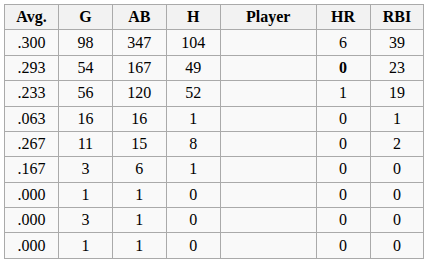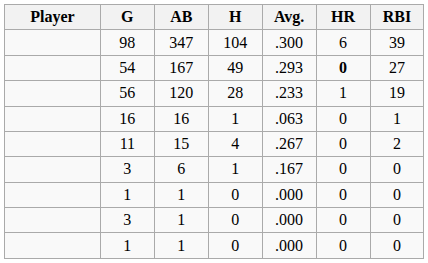columns swapped: (268, 17) <-> (31, 17)
(397, 67) 23 -> (397, 67) 27
(193, 93) 52 -> (235, 93) 28
(193, 144) 8 -> (235, 144) 4
